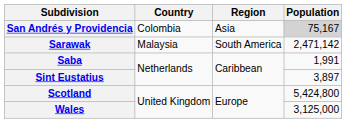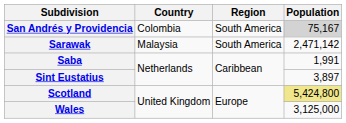(225, 28) Asia -> (248, 28) South America
(316, 93) no background -> (316, 93) khaki background
